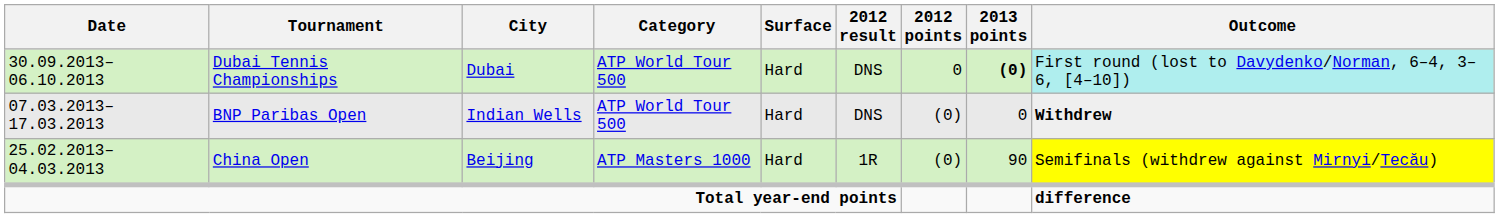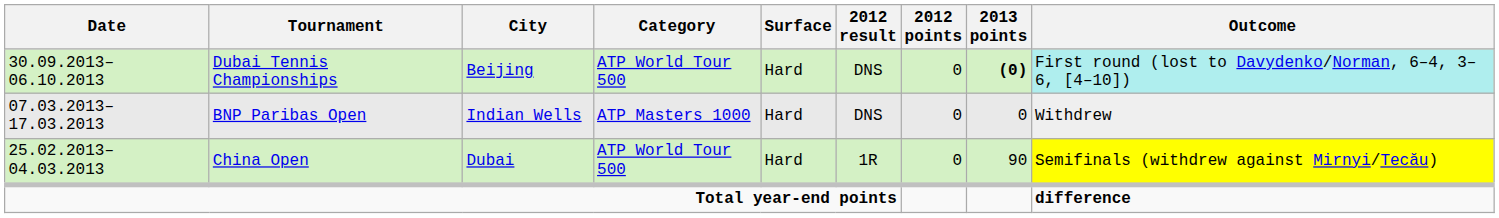(490, 71) Dubai -> (500, 71) Beijing
(664, 116) ATP World Tour 500 -> (674, 116) ATP Masters 1000
(948, 116) (0) -> (957, 116) 0
(1073, 116) bold -> (1073, 116) normal
(500, 160) Beijing -> (490, 160) Dubai
(674, 160) ATP Masters 1000 -> (664, 160) ATP World Tour 500
(948, 160) (0) -> (957, 160) 0
